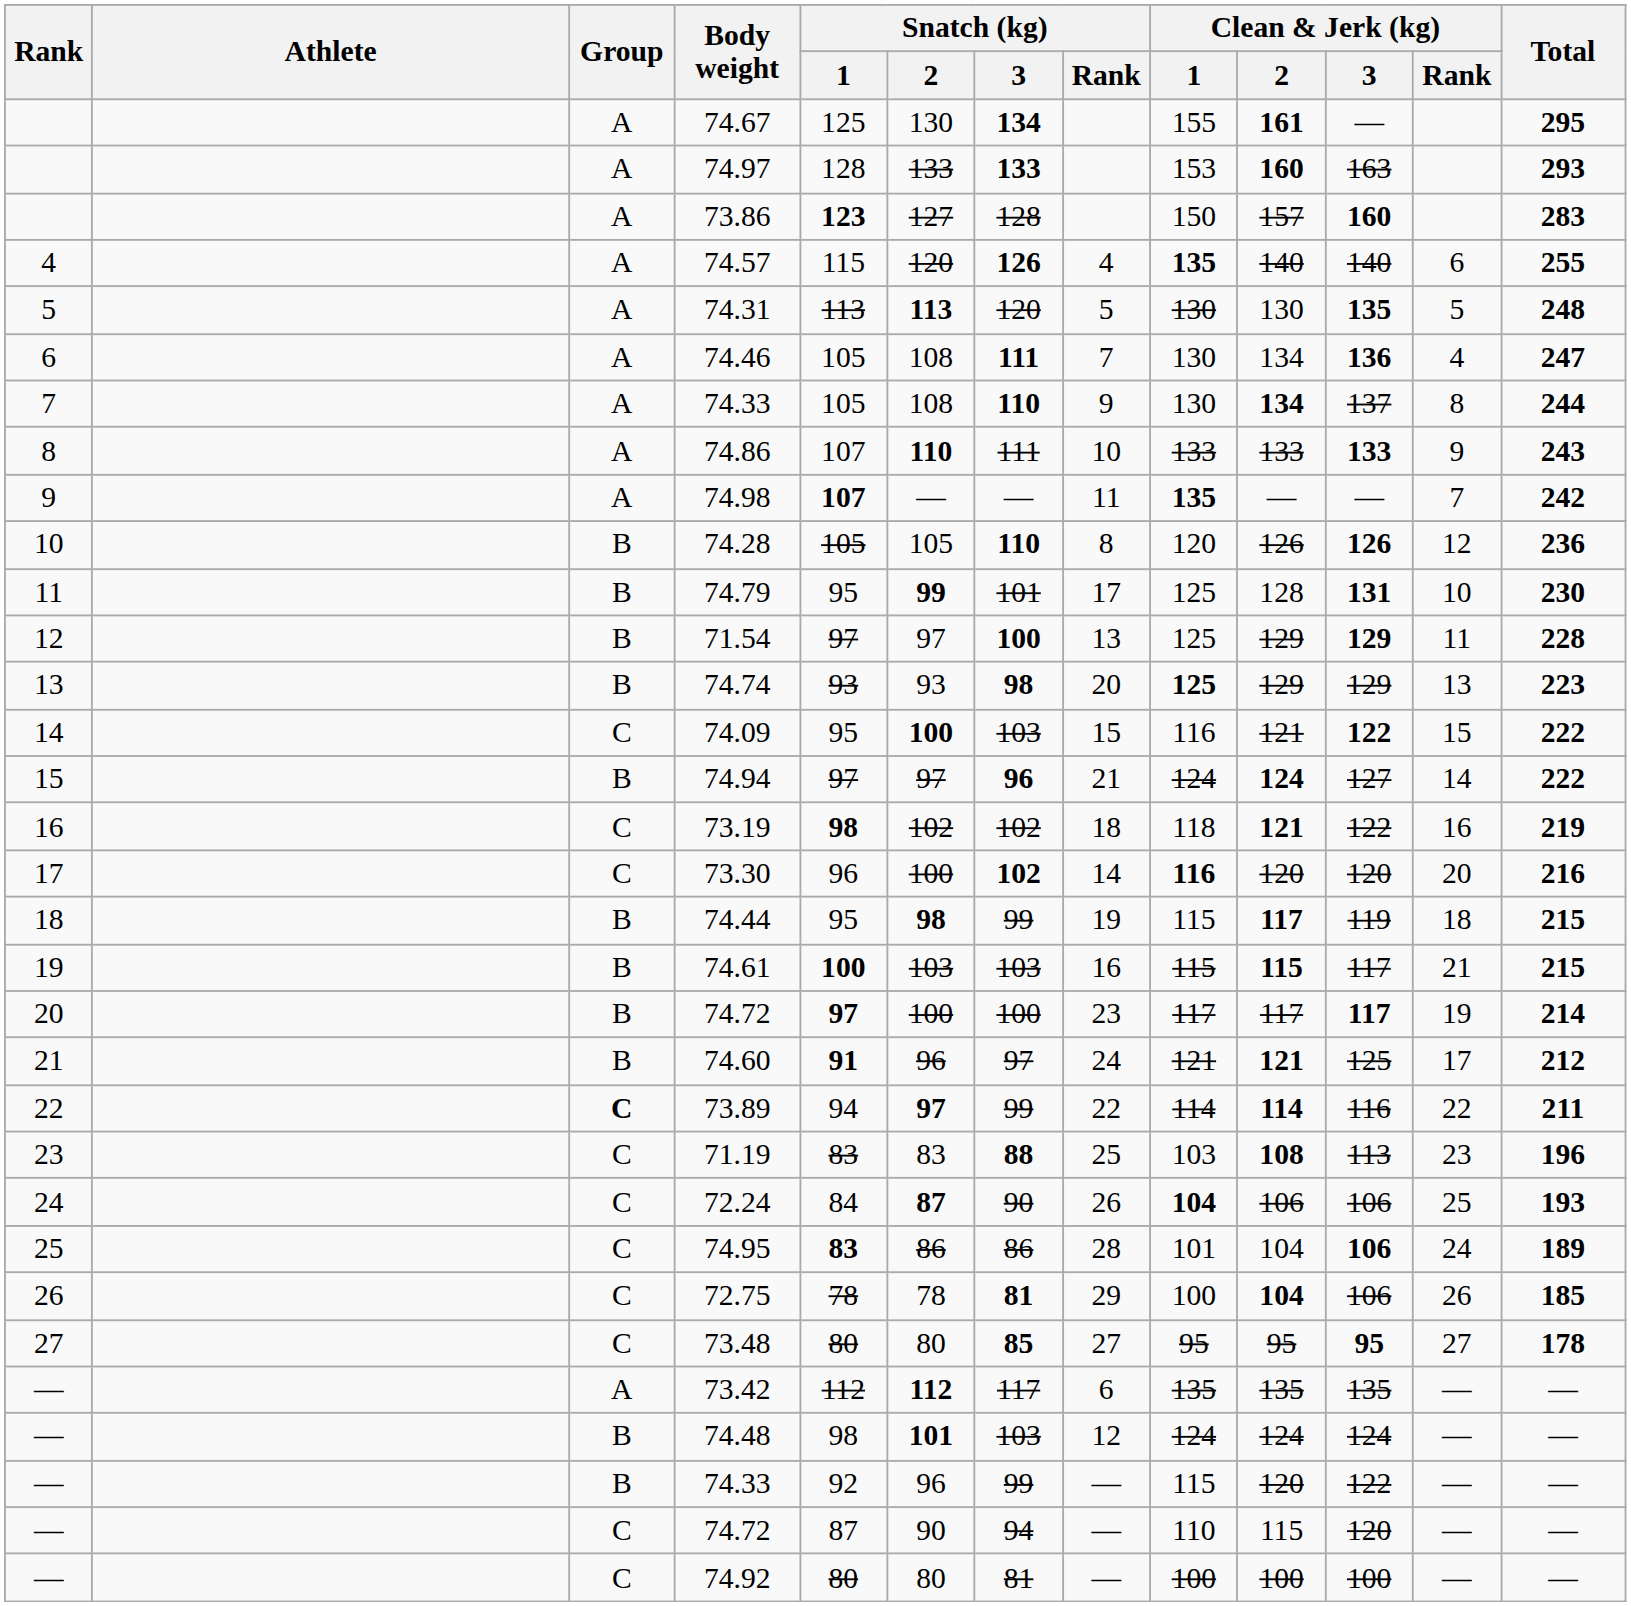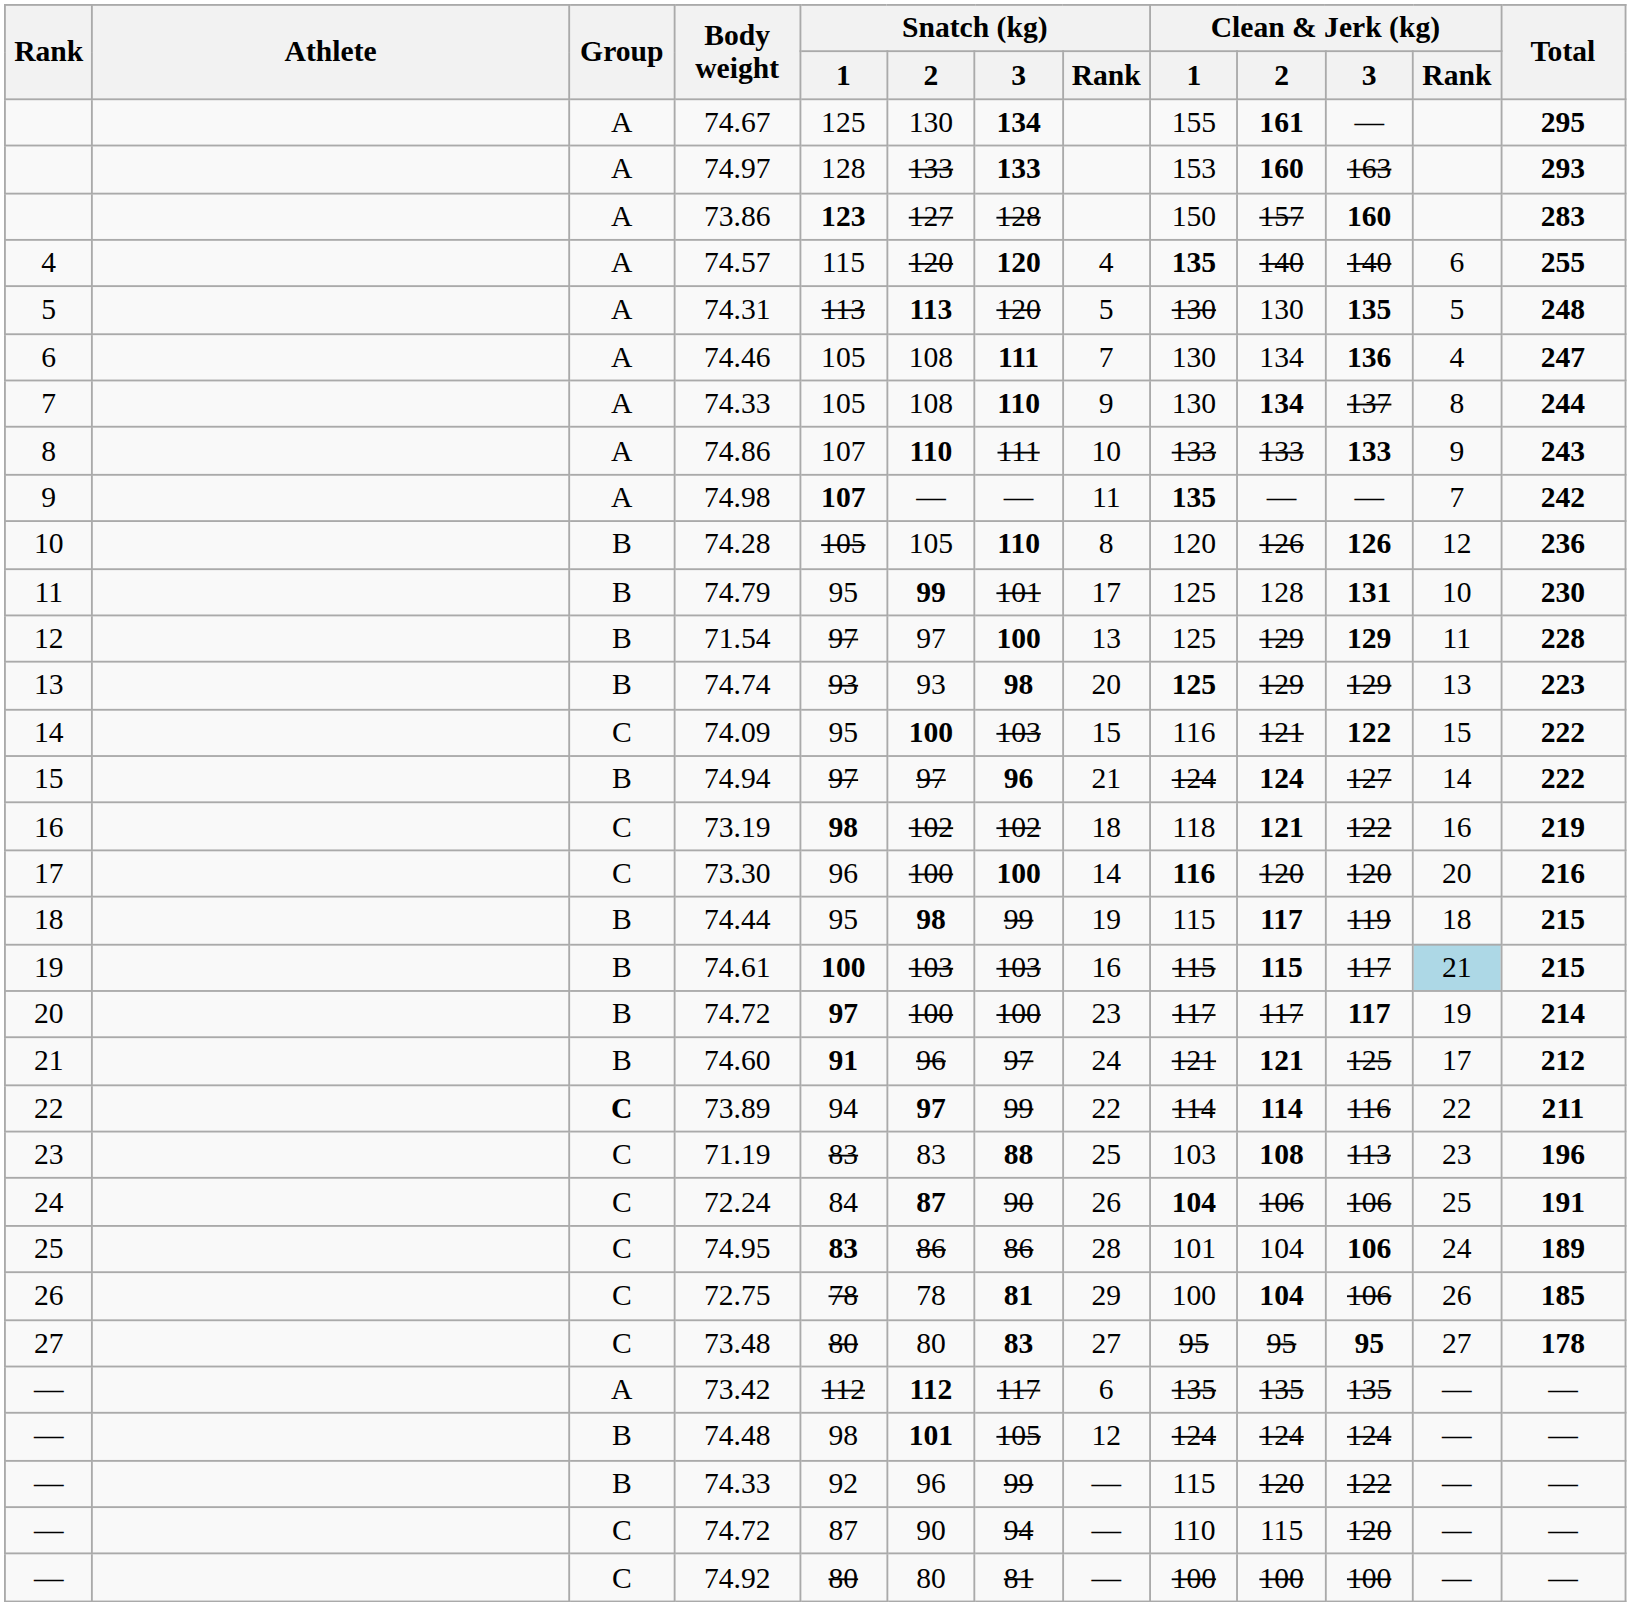(1019, 262) 126 -> (1019, 262) 120
(1019, 872) 102 -> (1019, 872) 100
(1457, 966) no background -> (1457, 966) lightblue background
(1563, 1201) 193 -> (1563, 1201) 191
(1019, 1342) 85 -> (1019, 1342) 83
(1019, 1436) 103 -> (1019, 1436) 105
